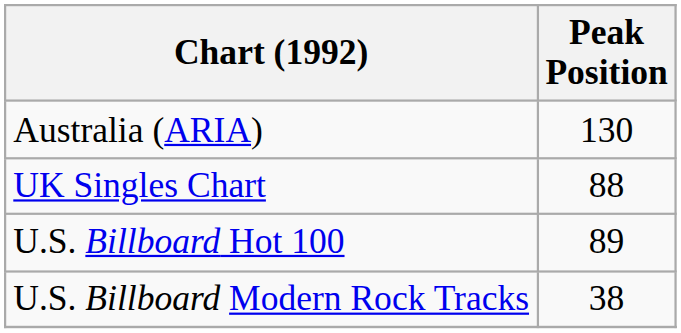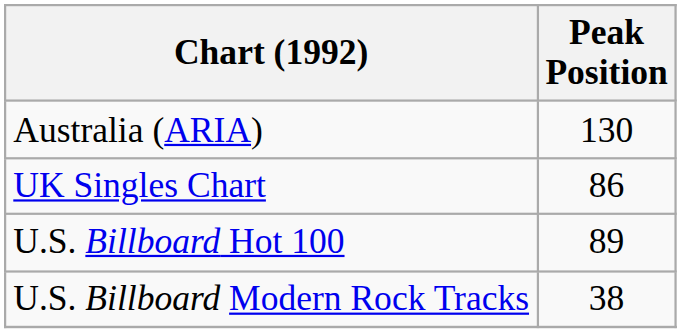(607, 185) 88 -> (607, 185) 86
